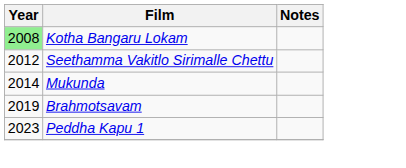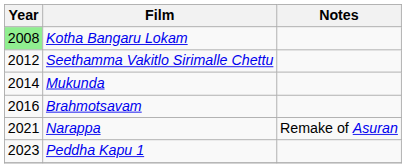(24, 106) 2019 -> (24, 106) 2016
+ row: (73, 128)
